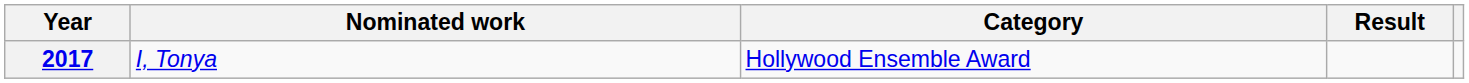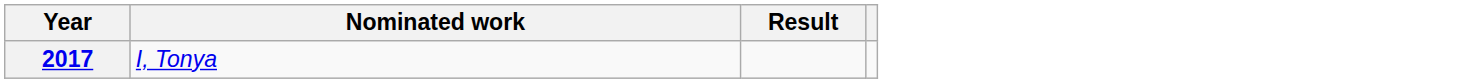- column: (1033, 22)
